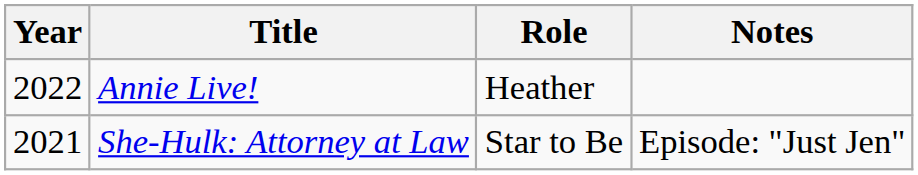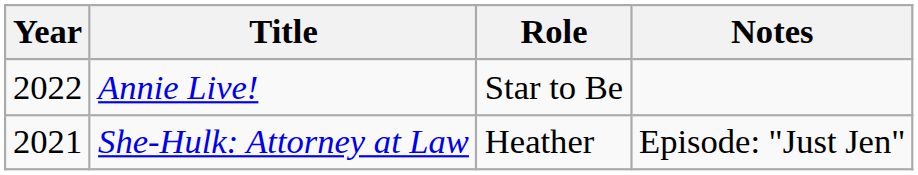(540, 86) Heather -> (554, 86) Star to Be
(554, 141) Star to Be -> (540, 141) Heather
